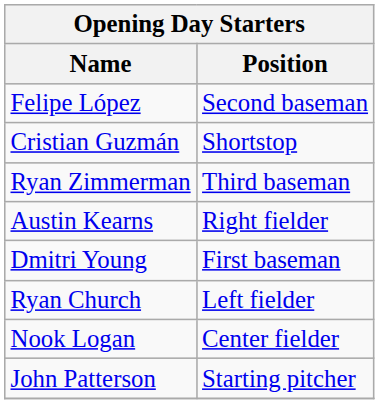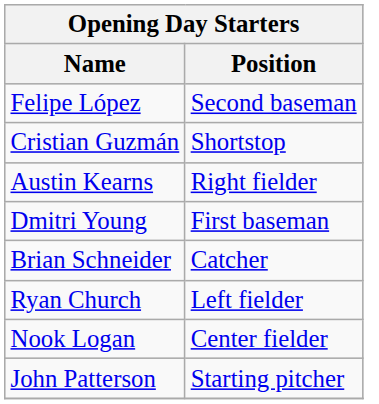- row: (101, 181)
+ row: (91, 260)
